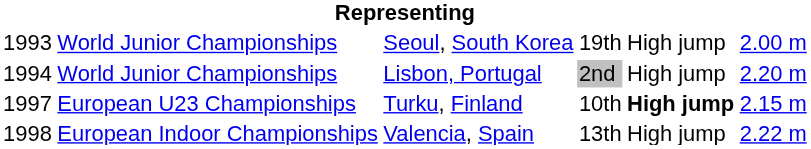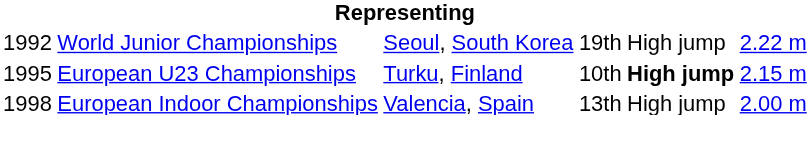(27, 43) 1993 -> (27, 43) 1992
(773, 43) 2.00 m -> (773, 43) 2.22 m
- row: (463, 73)
(27, 103) 1997 -> (27, 73) 1995
(773, 133) 2.22 m -> (773, 103) 2.00 m
